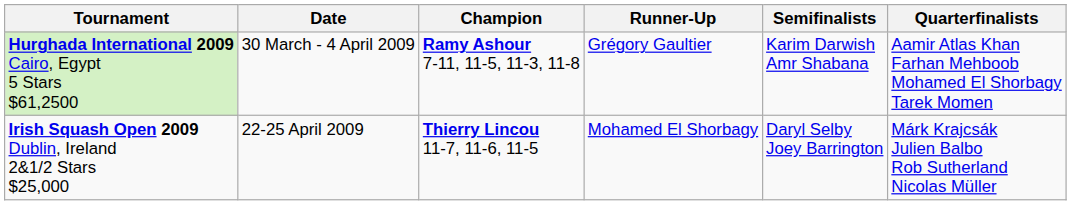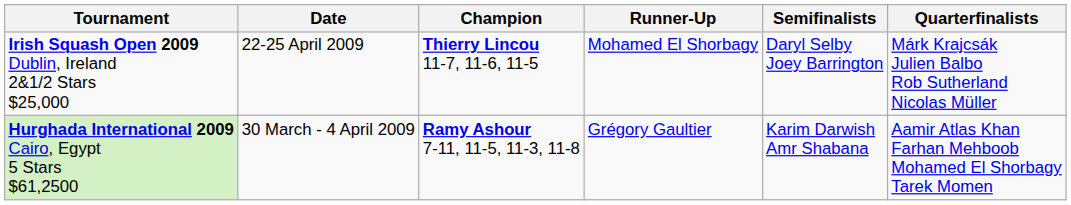rows swapped: (121, 74) <-> (104, 158)
